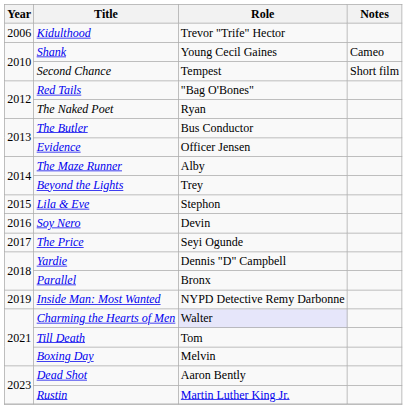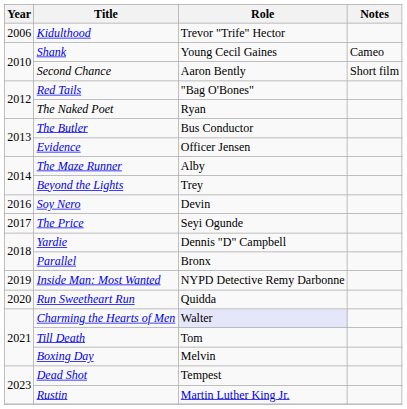(201, 71) Tempest -> (213, 71) Aaron Bently
- row: (63, 204)
+ row: (86, 299)
(213, 375) Aaron Bently -> (201, 375) Tempest
